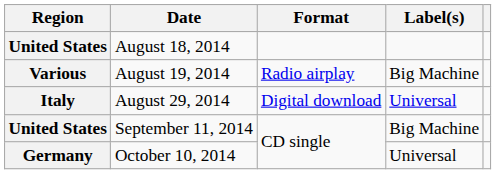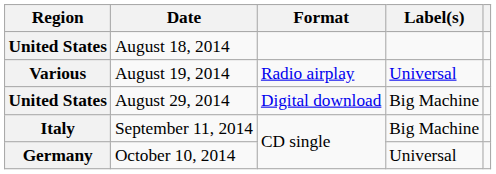(434, 73) Big Machine -> (423, 73) Universal
(58, 100) Italy -> (58, 100) United States
(423, 100) Universal -> (434, 100) Big Machine
(58, 127) United States -> (58, 127) Italy
